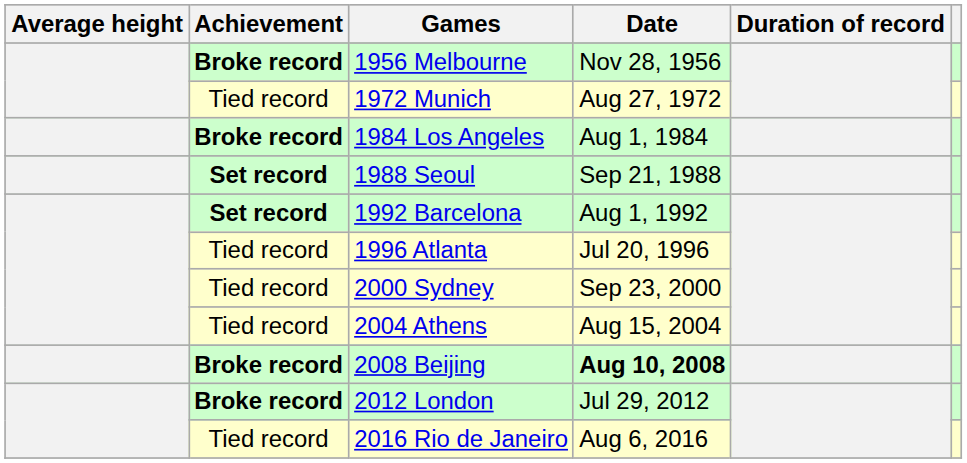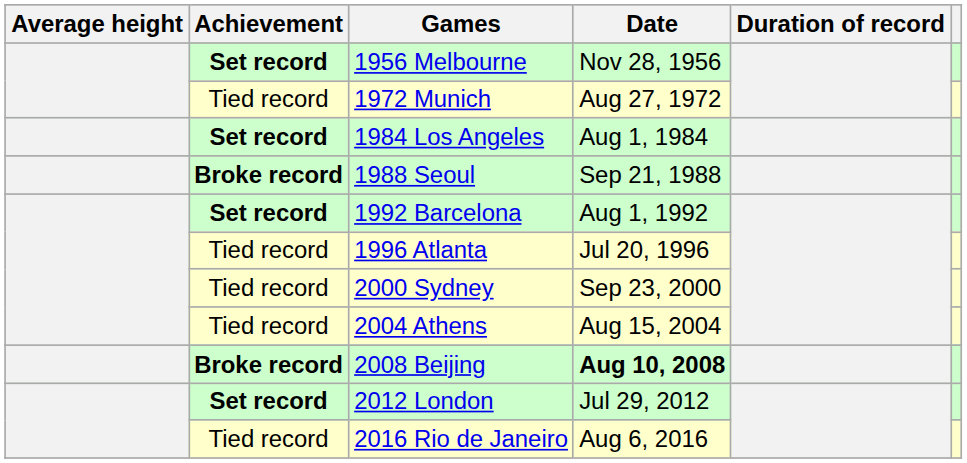(269, 62) Broke record -> (269, 62) Set record
(269, 137) Broke record -> (269, 137) Set record
(269, 175) Set record -> (269, 175) Broke record
(269, 402) Broke record -> (269, 402) Set record
